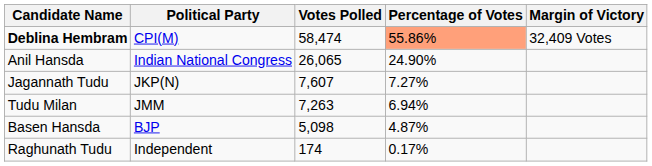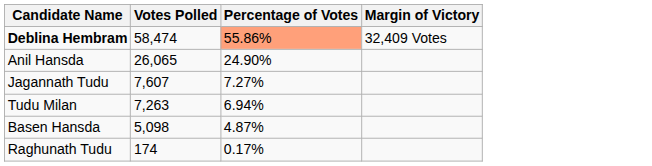- column: (213, 15)
